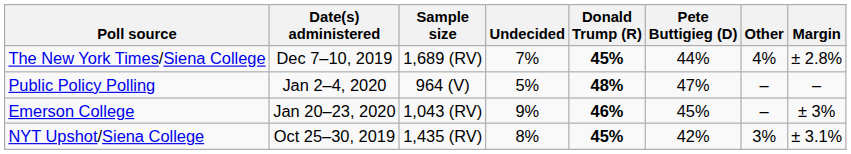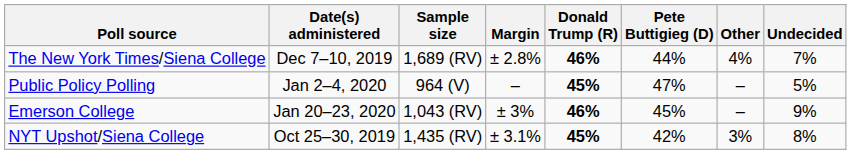columns swapped: (817, 34) <-> (527, 34)
(607, 59) 45% -> (583, 59) 46%
(607, 85) 48% -> (583, 85) 45%
